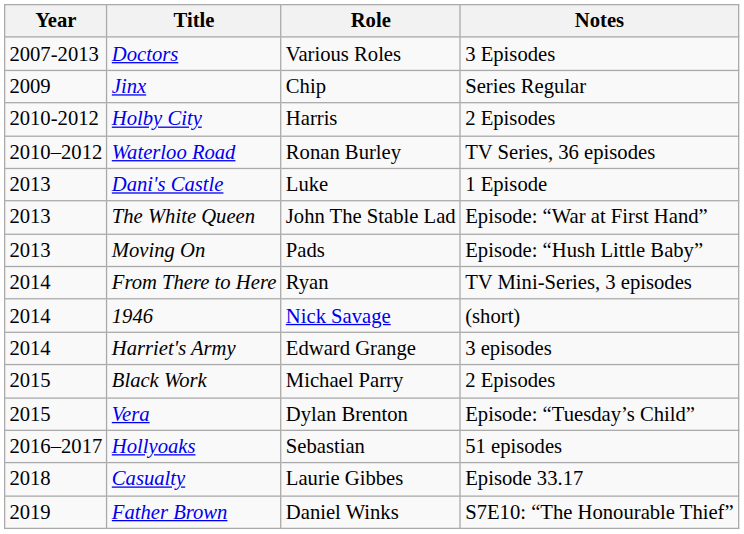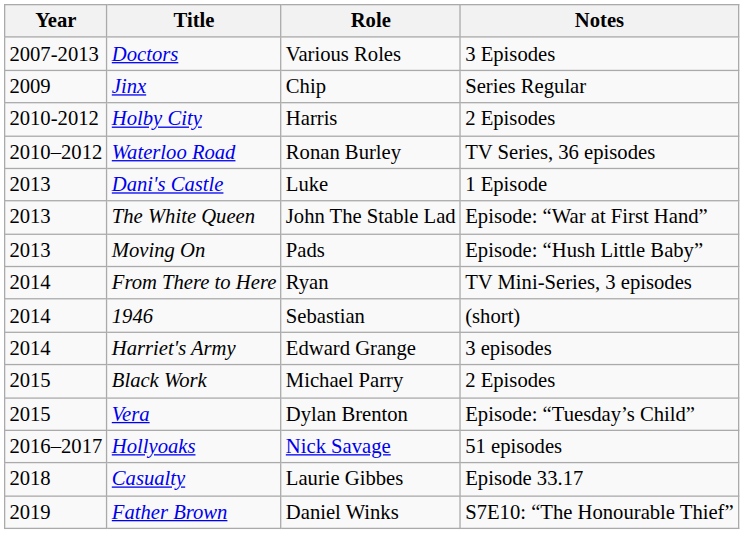(338, 315) Nick Savage -> (325, 315) Sebastian
(325, 446) Sebastian -> (338, 446) Nick Savage
